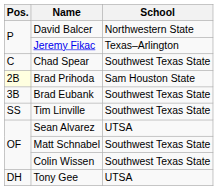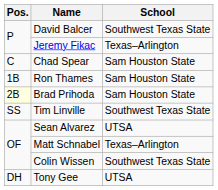(149, 29) Northwestern State -> (158, 29) Southwest Texas State
(158, 62) Southwest Texas State -> (150, 62) Sam Houston State
+ row: (63, 78)
- row: (64, 95)
(158, 144) Southwest Texas State -> (142, 144) Texas–Arlington
